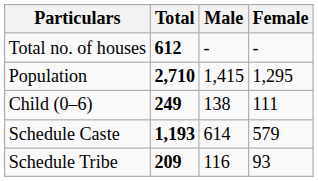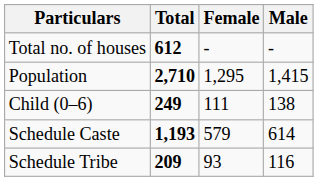columns swapped: (224, 18) <-> (281, 18)
